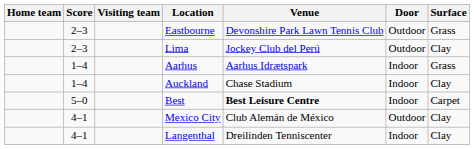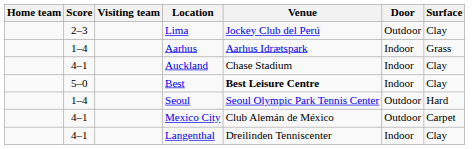- row: (190, 30)
(79, 83) 1–4 -> (79, 65) 4–1
(445, 100) Carpet -> (437, 83) Clay
+ row: (178, 100)
(441, 118) Clay -> (441, 118) Carpet
